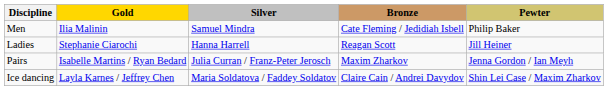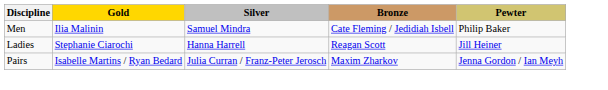- row: (30, 77)
